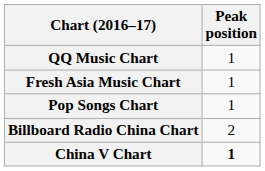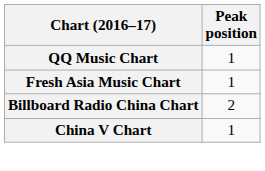- row: (103, 105)
(231, 154) bold -> (231, 130) normal
